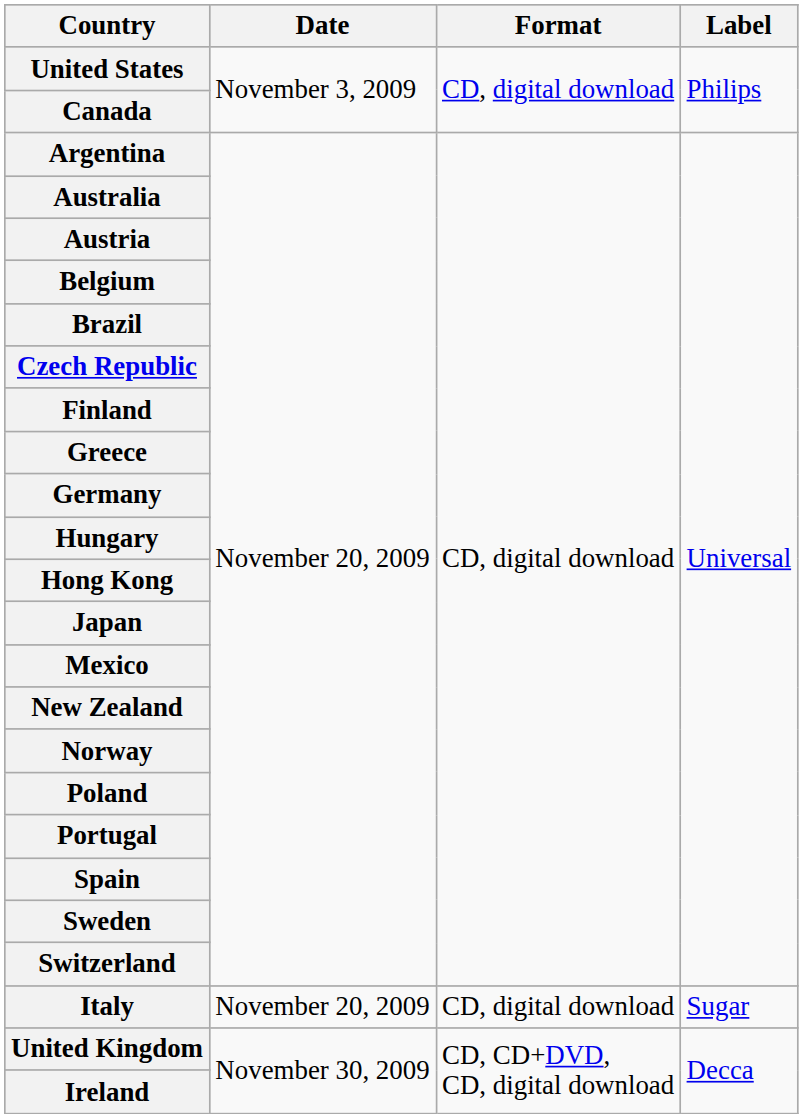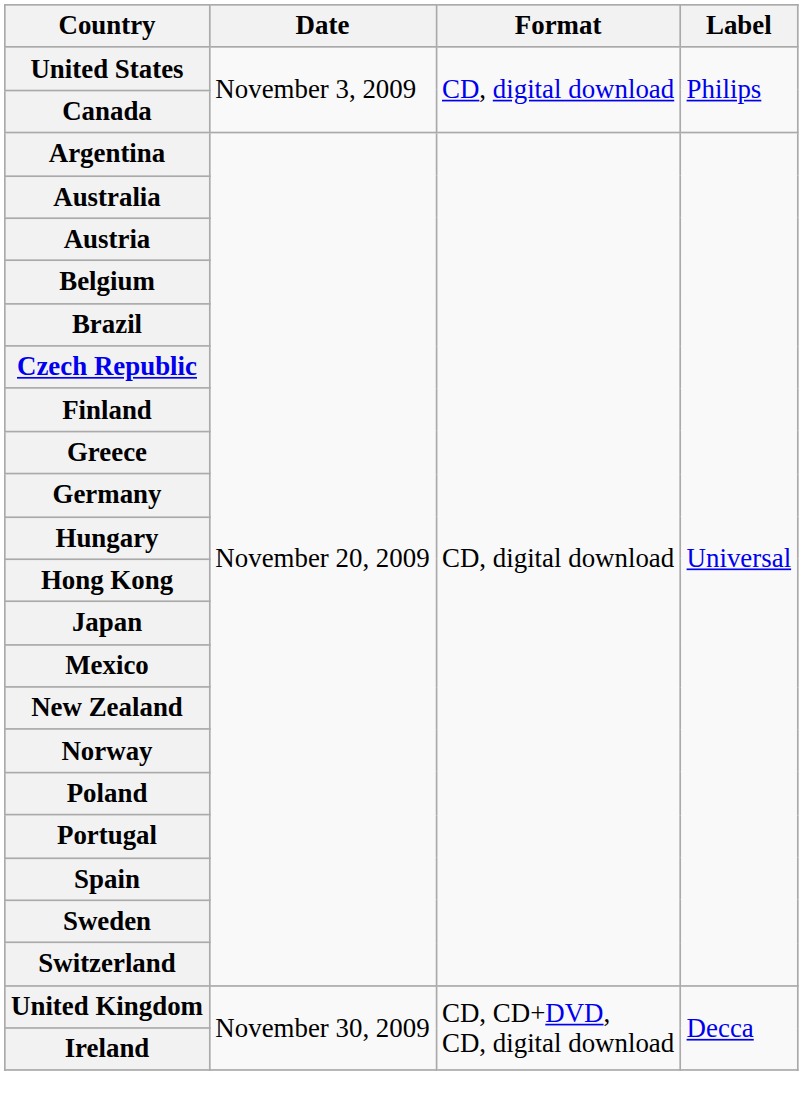- row: (107, 1006)
